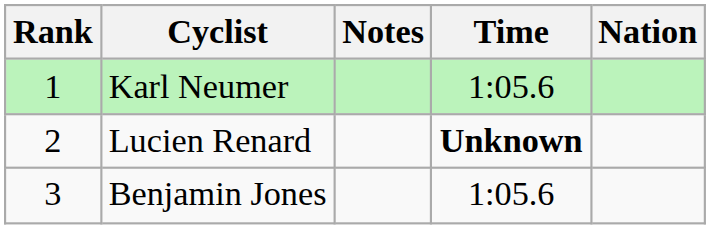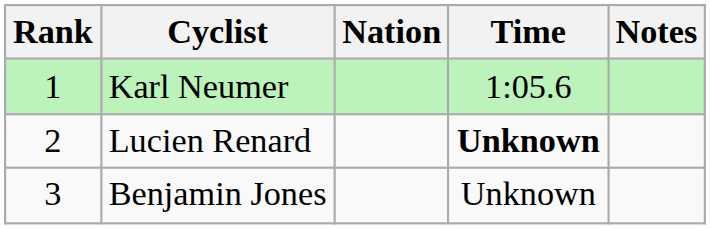columns swapped: (648, 31) <-> (383, 31)
(511, 194) 1:05.6 -> (528, 194) Unknown
